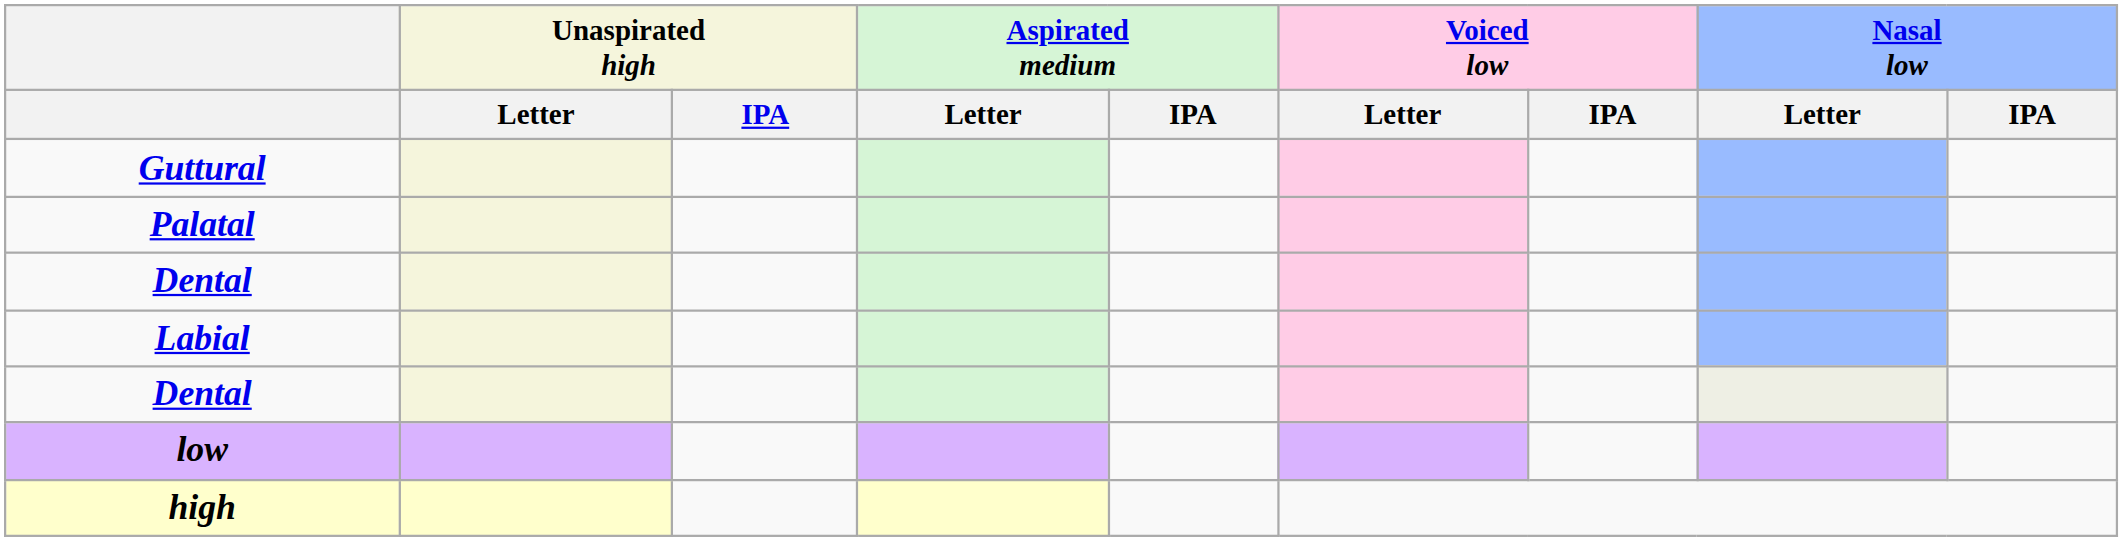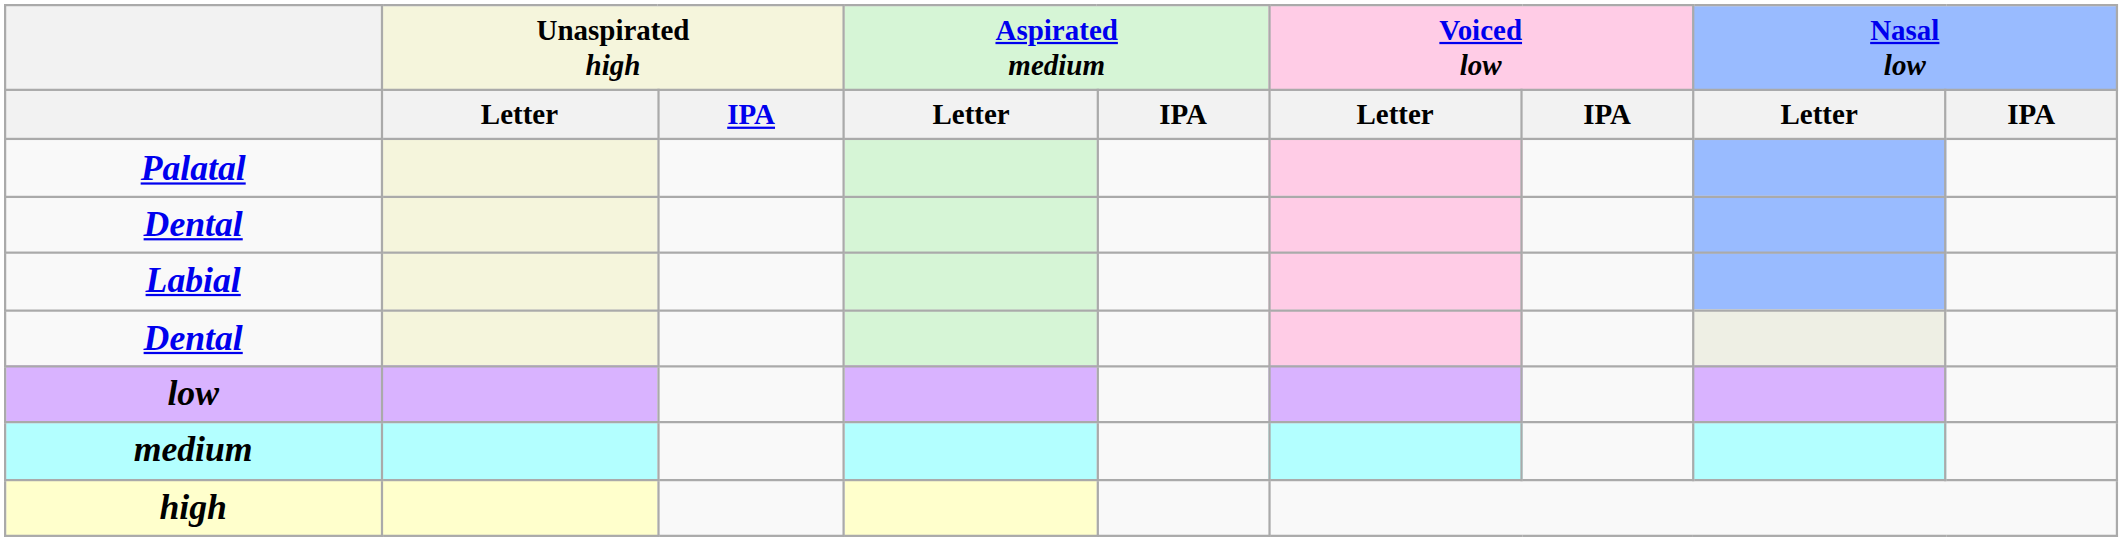- row: (202, 167)
+ row: (193, 450)
